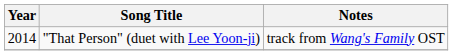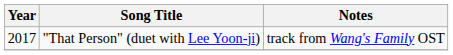(22, 38) 2014 -> (22, 38) 2017
